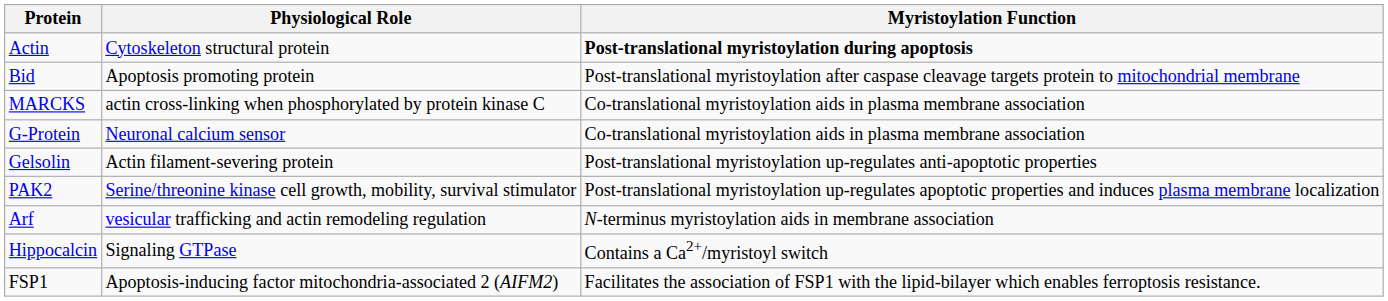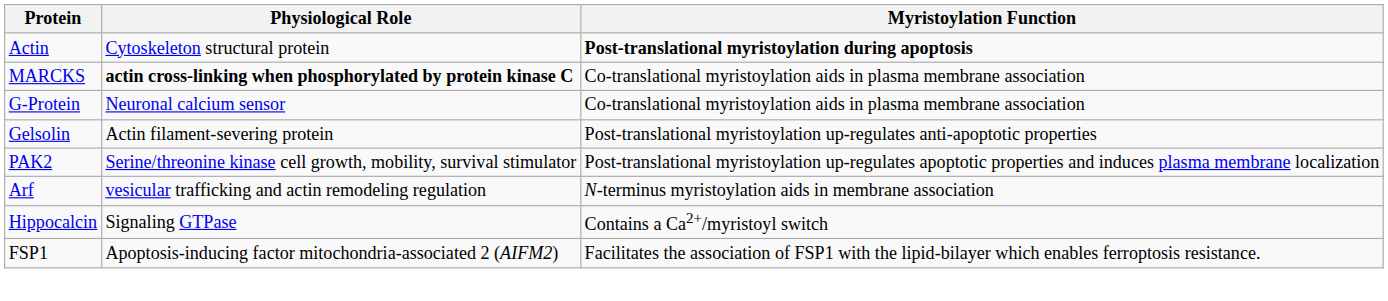- row: (22, 76)
(325, 104) normal -> (339, 76) bold
